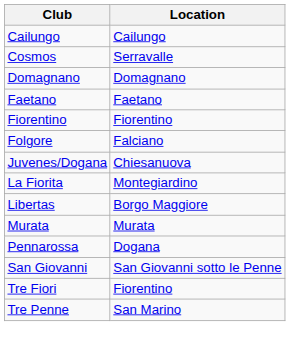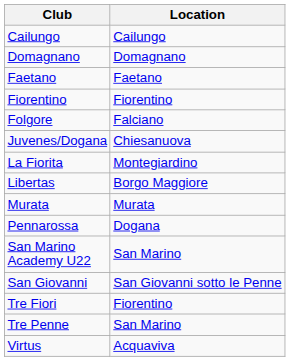- row: (32, 57)
+ row: (49, 254)
+ row: (24, 345)
